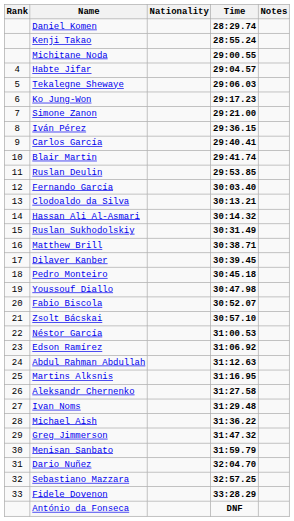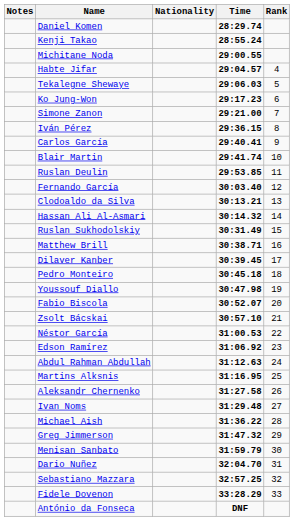columns swapped: (17, 12) <-> (274, 12)
